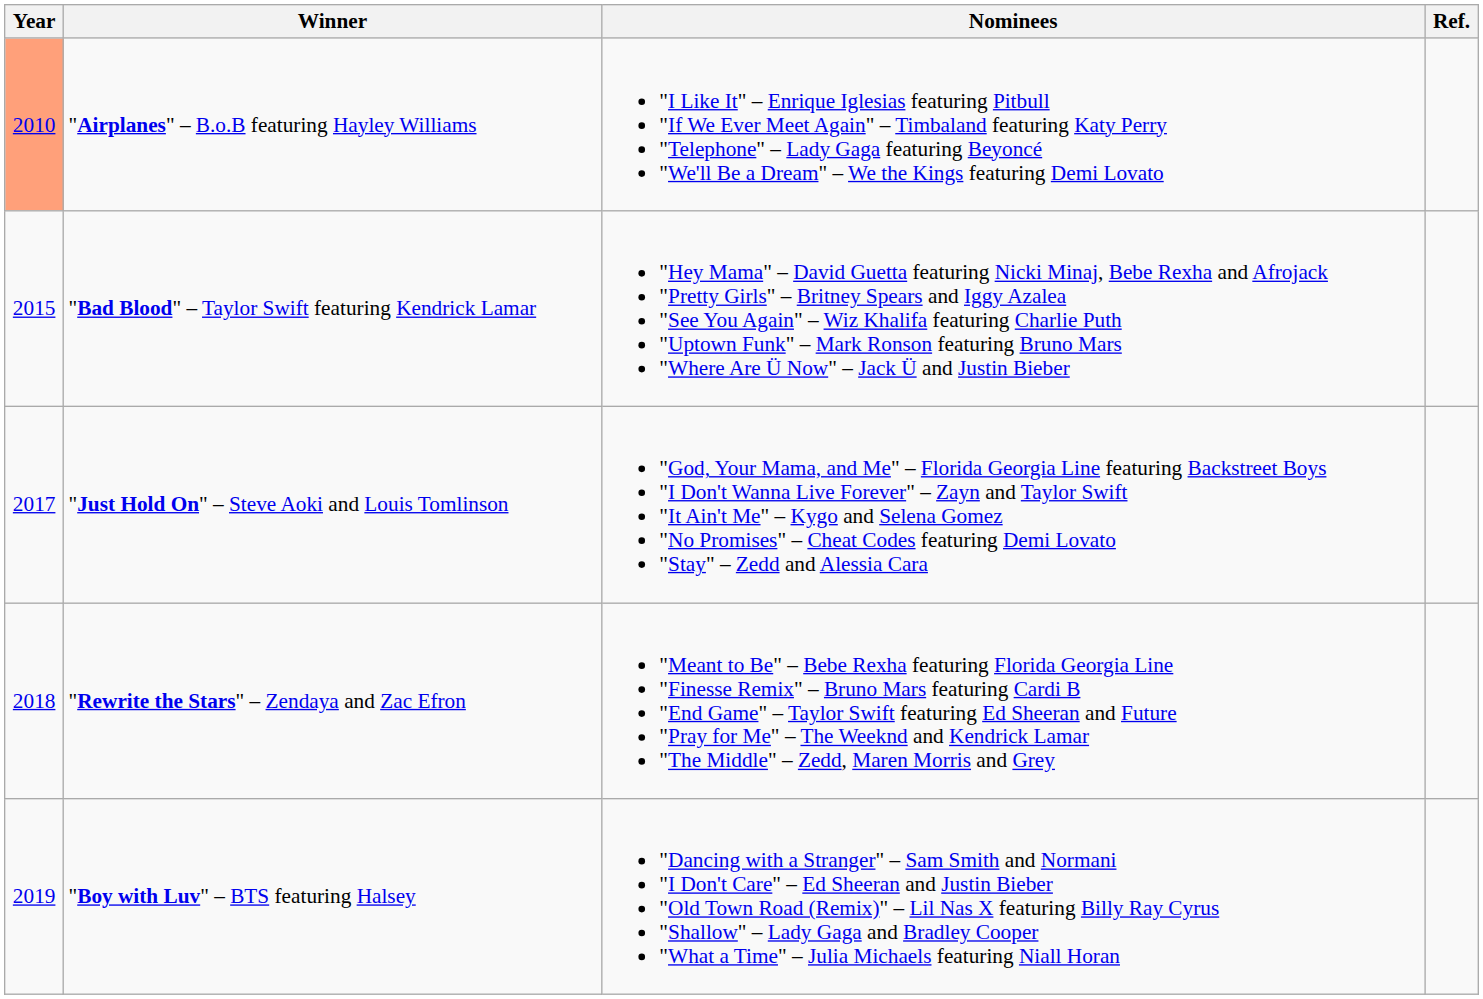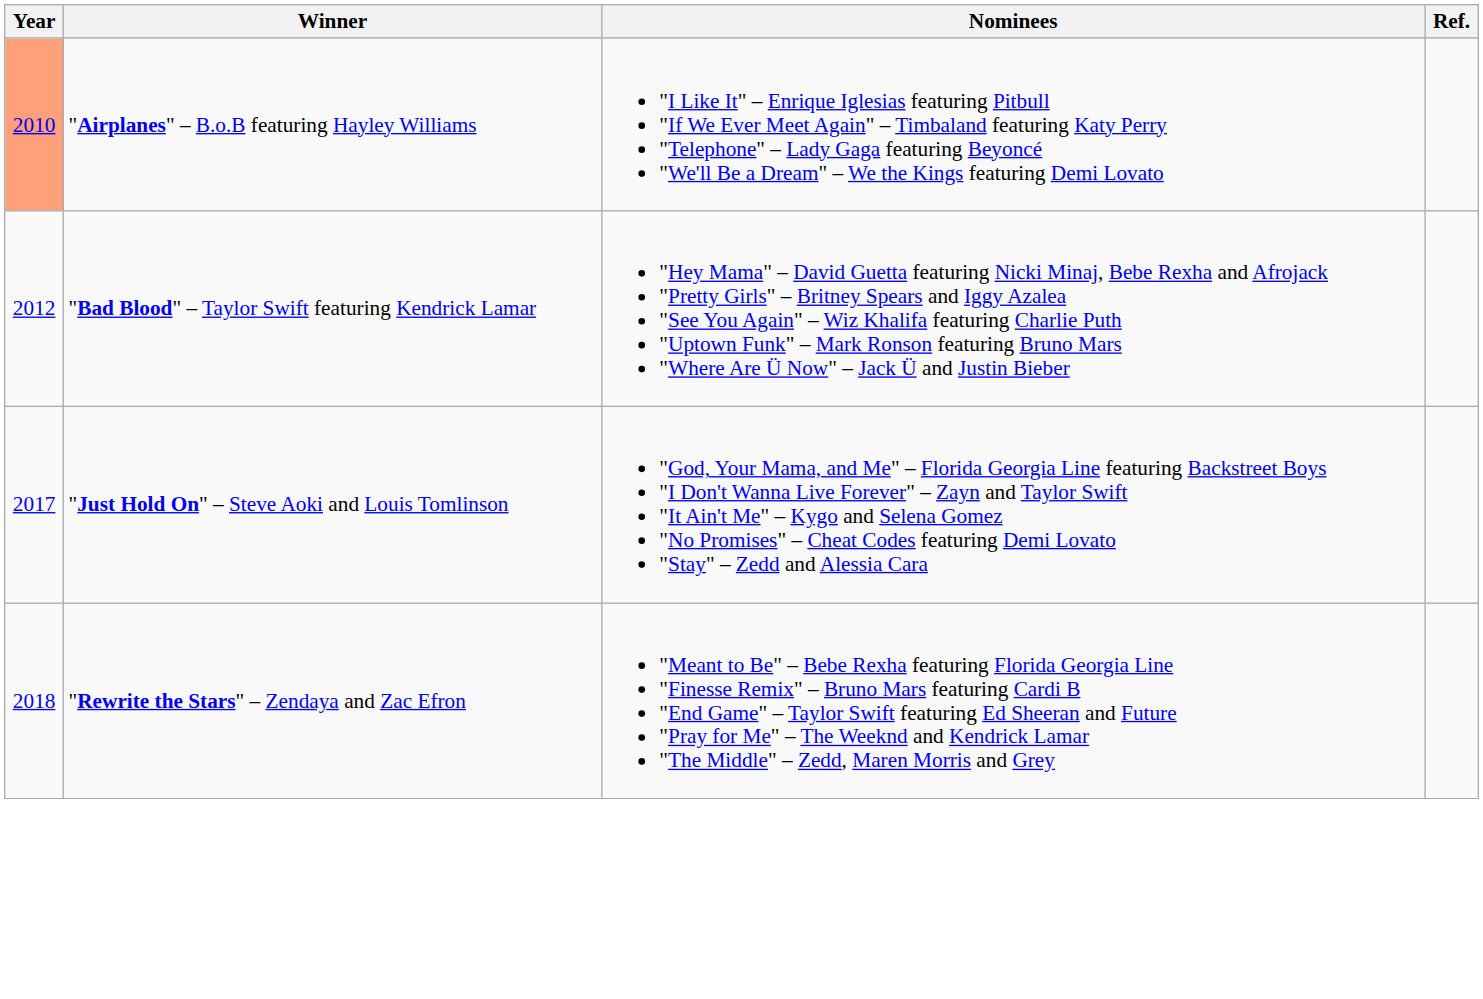(34, 308) 2015 -> (34, 308) 2012
- row: (242, 896)
